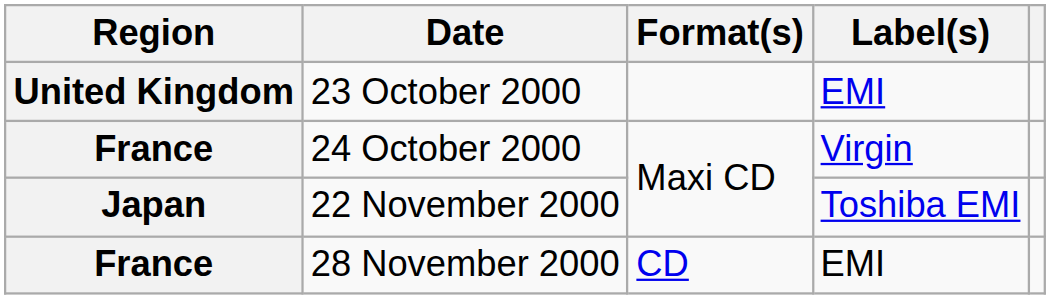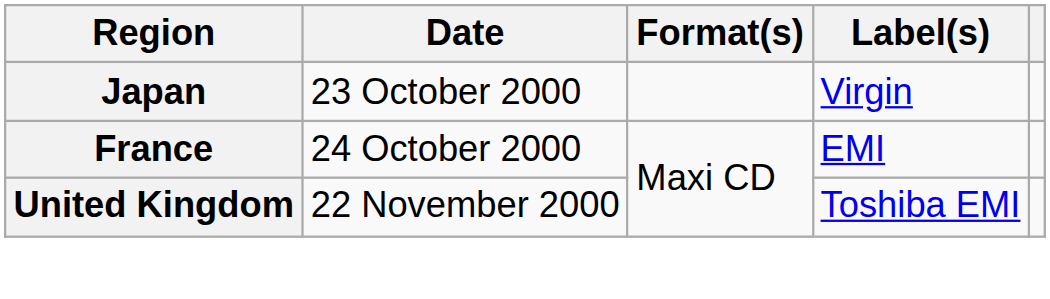(154, 90) United Kingdom -> (154, 90) Japan
(853, 90) EMI -> (867, 90) Virgin
(867, 148) Virgin -> (853, 148) EMI
(154, 206) Japan -> (154, 206) United Kingdom
- row: (465, 263)
